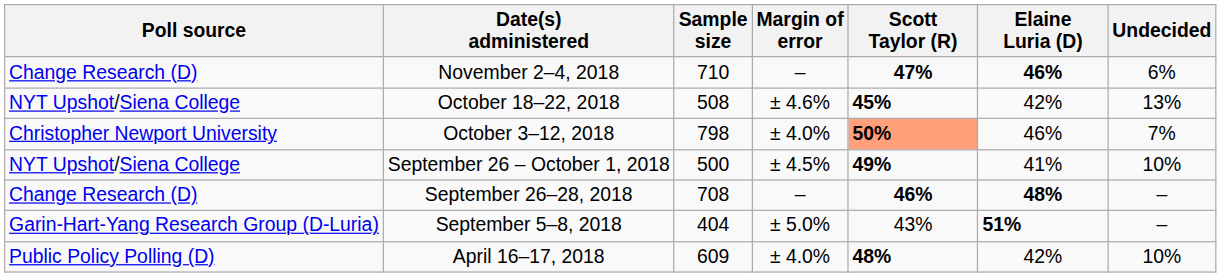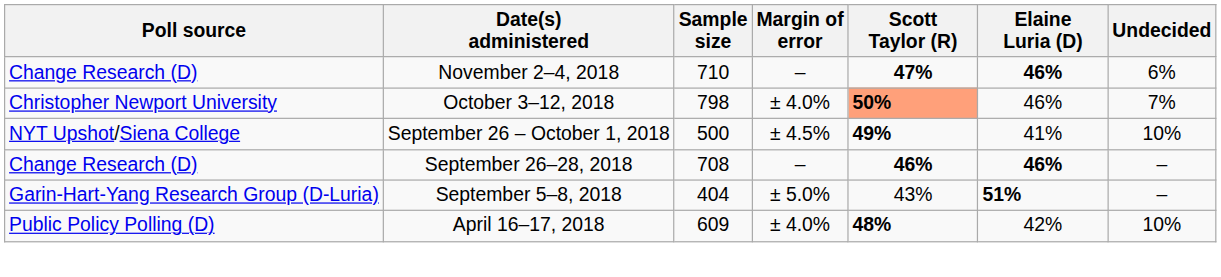- row: (529, 103)
(1043, 195) 48% -> (1043, 164) 46%
